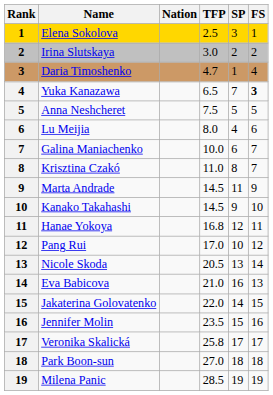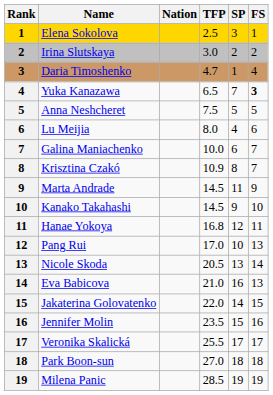(213, 168) 11.0 -> (213, 168) 10.9
(257, 245) 12 -> (257, 245) 13
(213, 341) 25.8 -> (213, 341) 25.5
